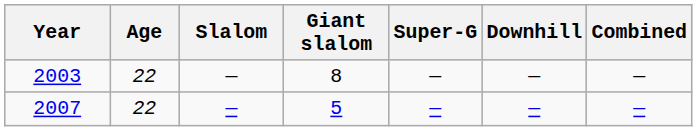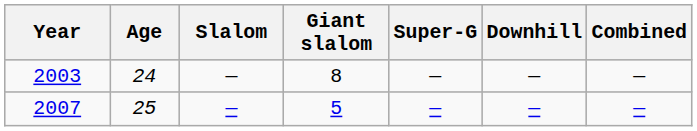(144, 76) 22 -> (144, 76) 24
(144, 109) 22 -> (144, 109) 25
